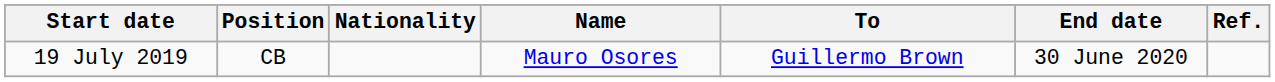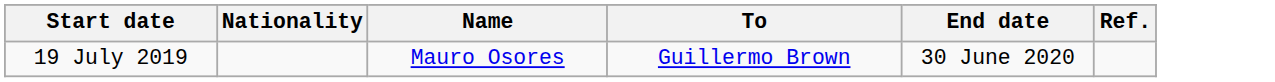- column: (273, 23)
